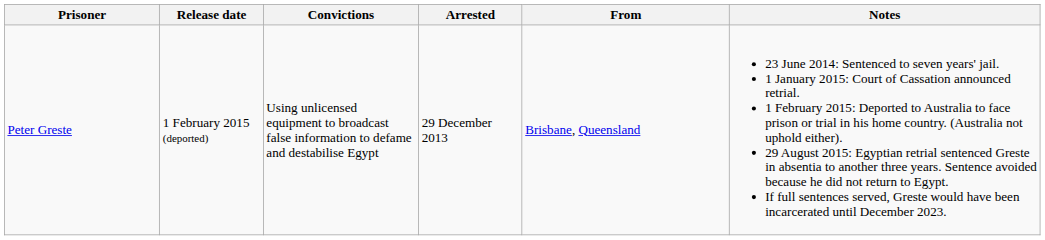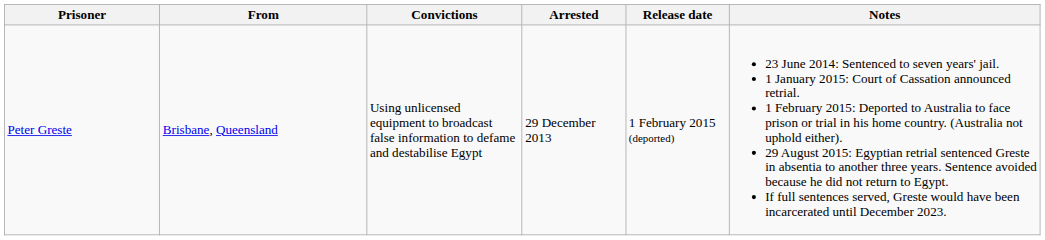columns swapped: (626, 14) <-> (212, 14)
